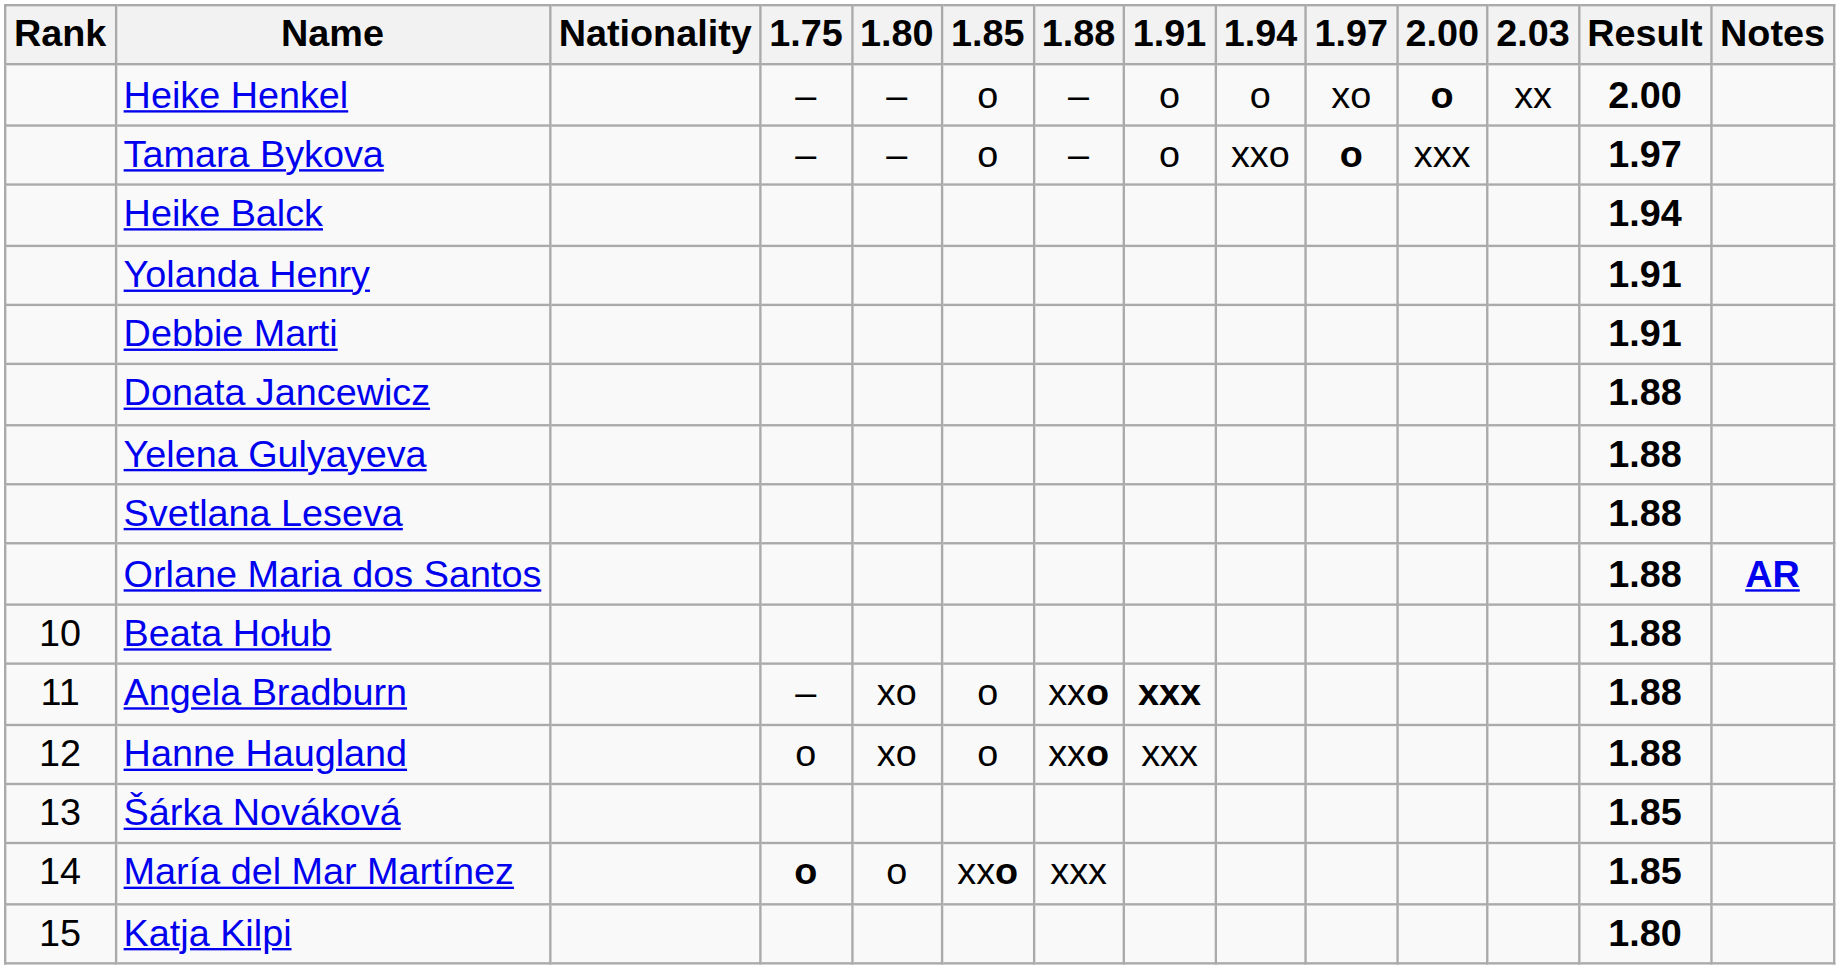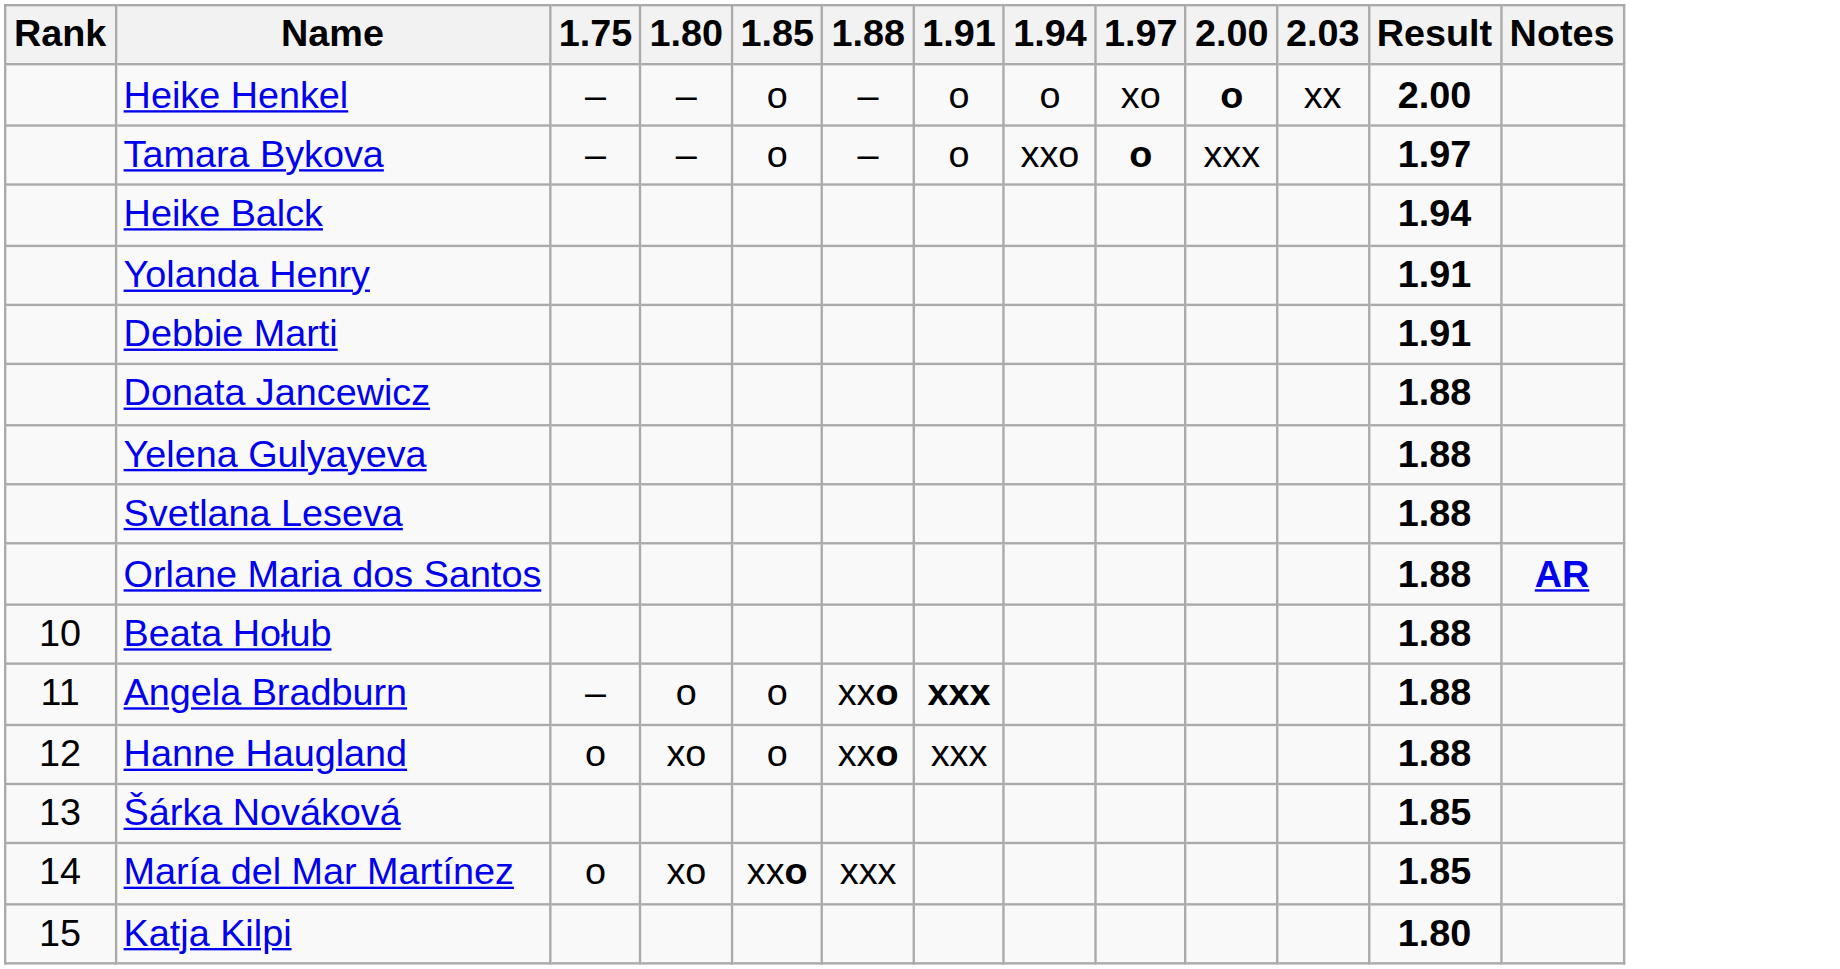- column: (655, 34)
(897, 693) xo -> (686, 693) o
(806, 872) bold -> (595, 872) normal
(897, 872) o -> (686, 872) xo
